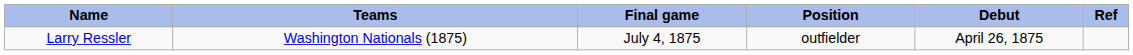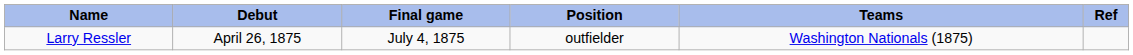columns swapped: (999, 15) <-> (375, 15)
